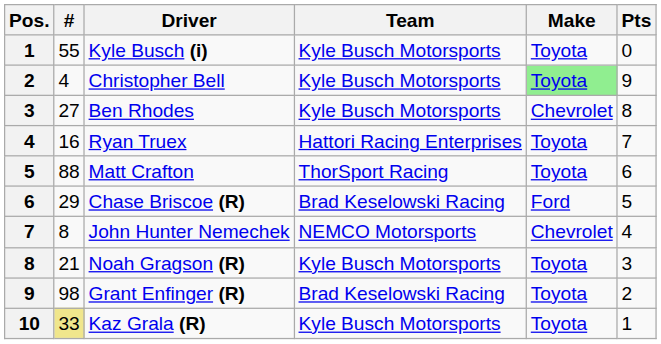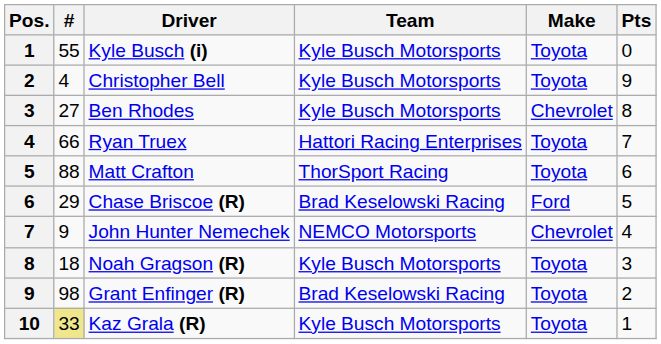(559, 81) lightgreen background -> (559, 81) no background
(69, 141) 16 -> (69, 141) 66
(64, 232) 8 -> (64, 232) 9
(69, 263) 21 -> (69, 263) 18
